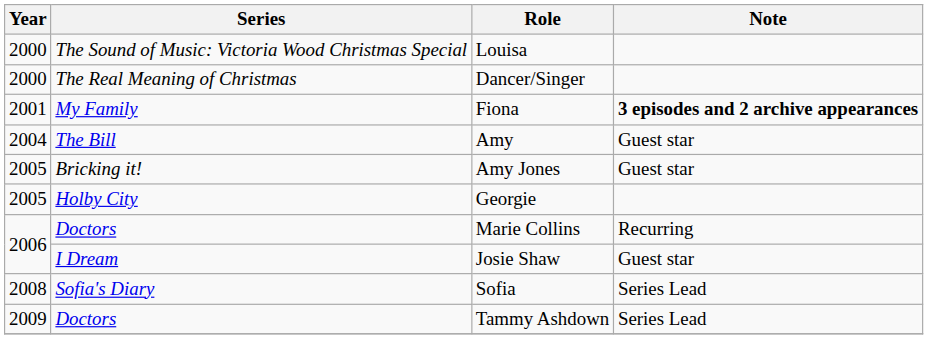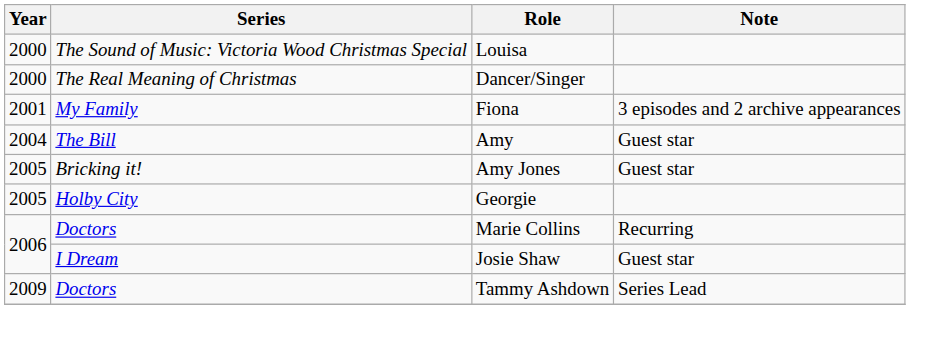(768, 109) bold -> (759, 109) normal
- row: (496, 288)
